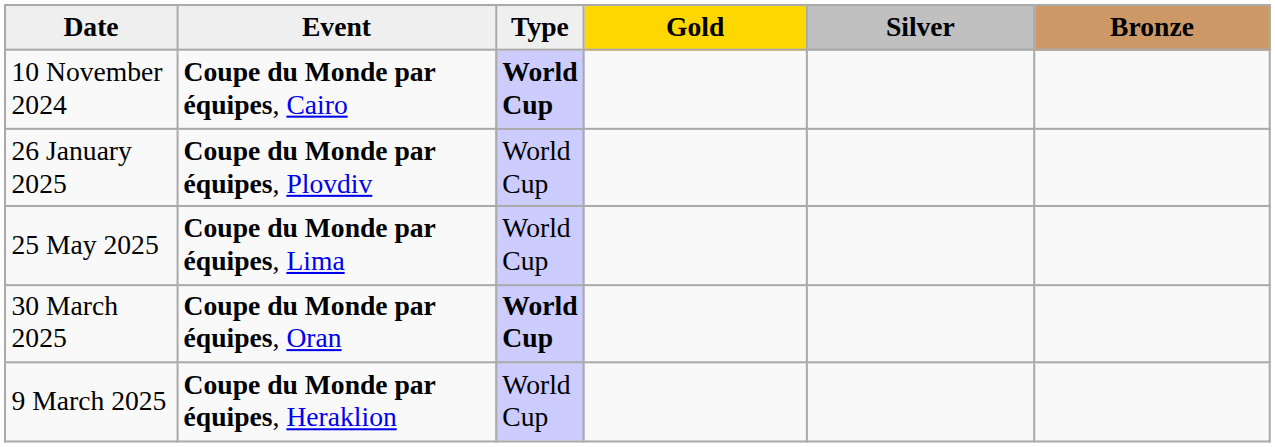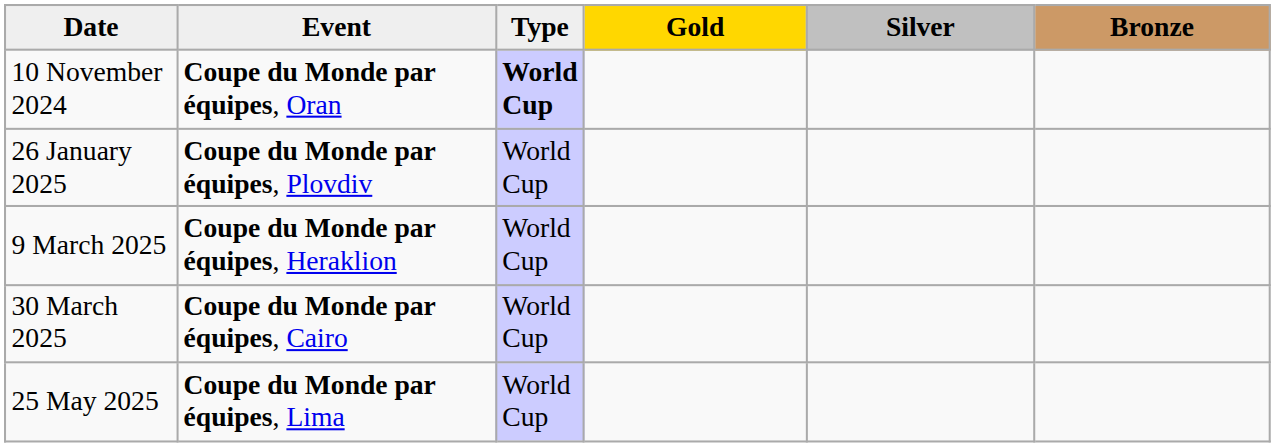(309, 88) Coupe du Monde par équipes, Cairo -> (309, 88) Coupe du Monde par équipes, Oran
rows swapped: (89, 400) <-> (85, 244)
(309, 322) Coupe du Monde par équipes, Oran -> (309, 322) Coupe du Monde par équipes, Cairo
(540, 322) bold -> (537, 322) normal
